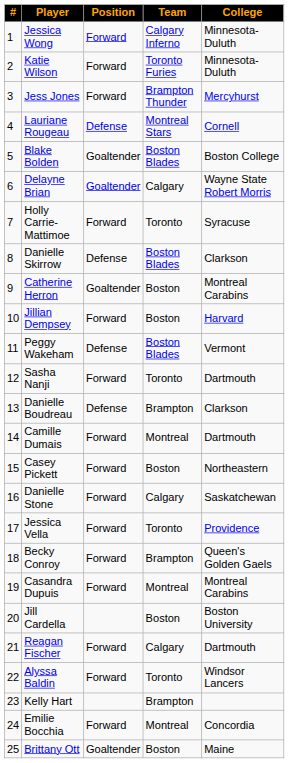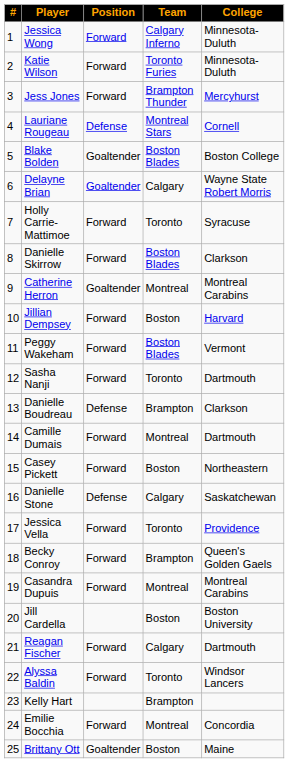(106, 258) Defense -> (106, 258) Forward
(163, 288) Boston -> (167, 288) Montreal
(106, 348) Defense -> (106, 348) Forward
(106, 498) Forward -> (106, 498) Defense
